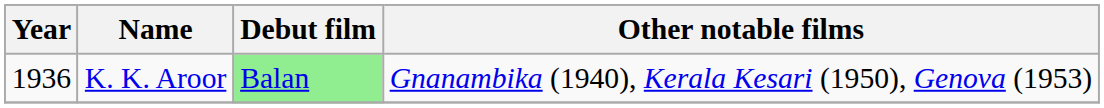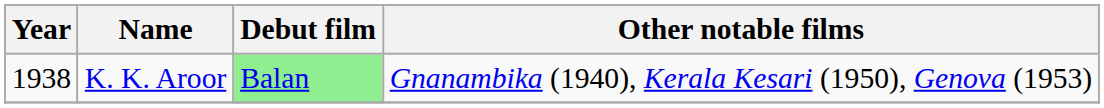(41, 77) 1936 -> (41, 77) 1938
